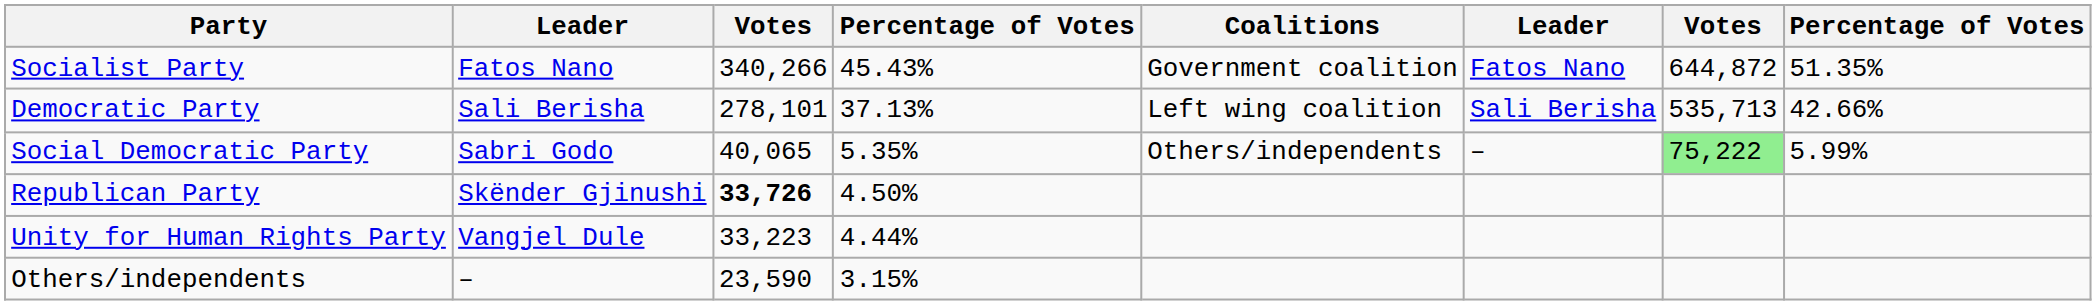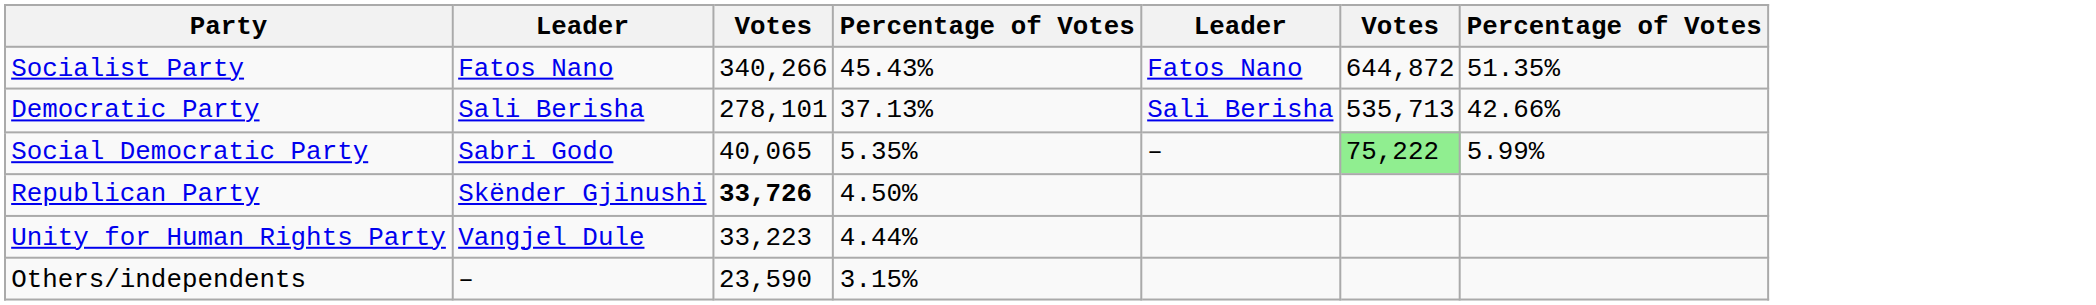- column: (1302, 26)
